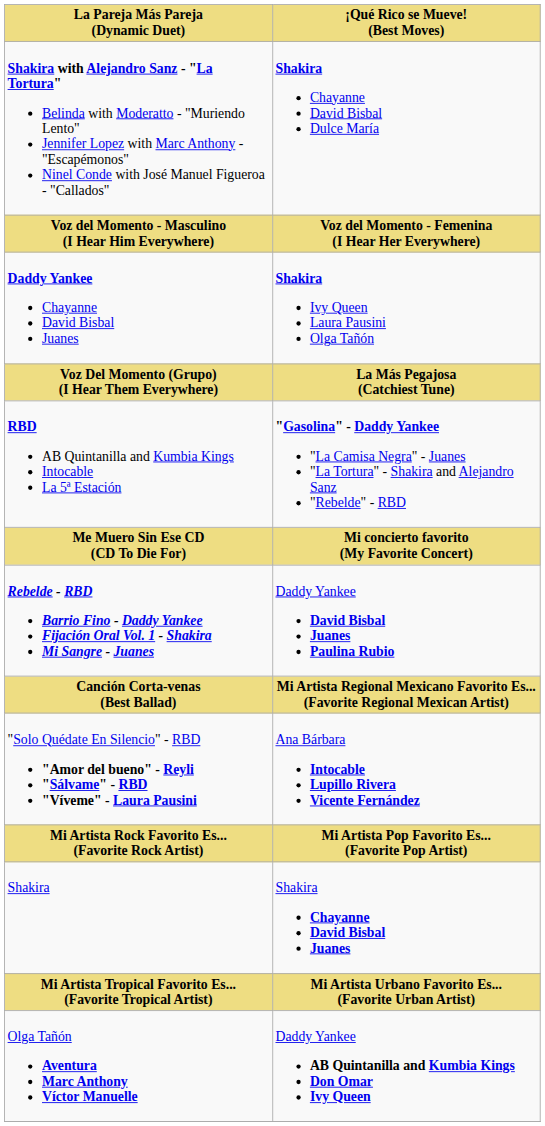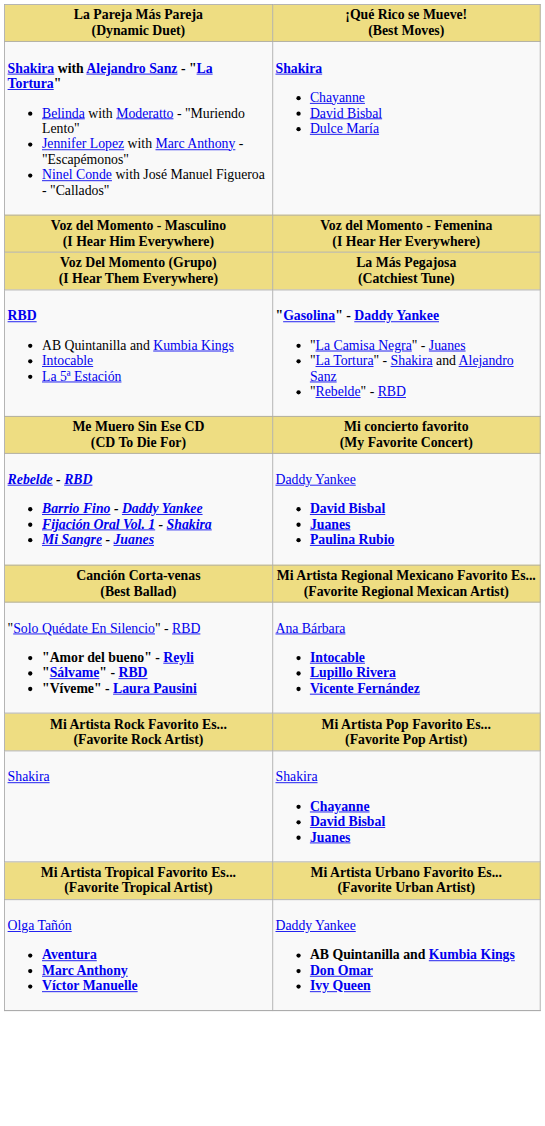- row: (138, 309)
